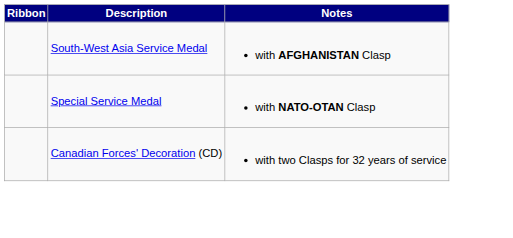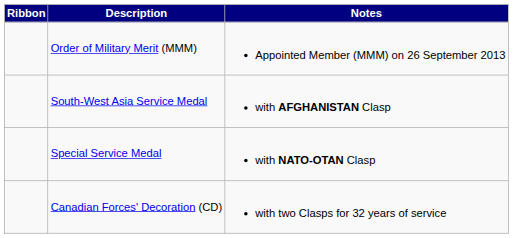+ row: (124, 48)
